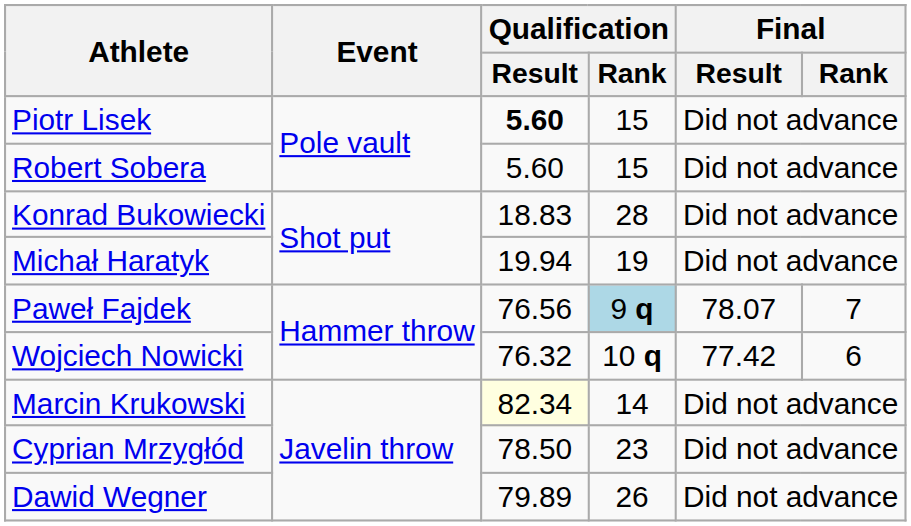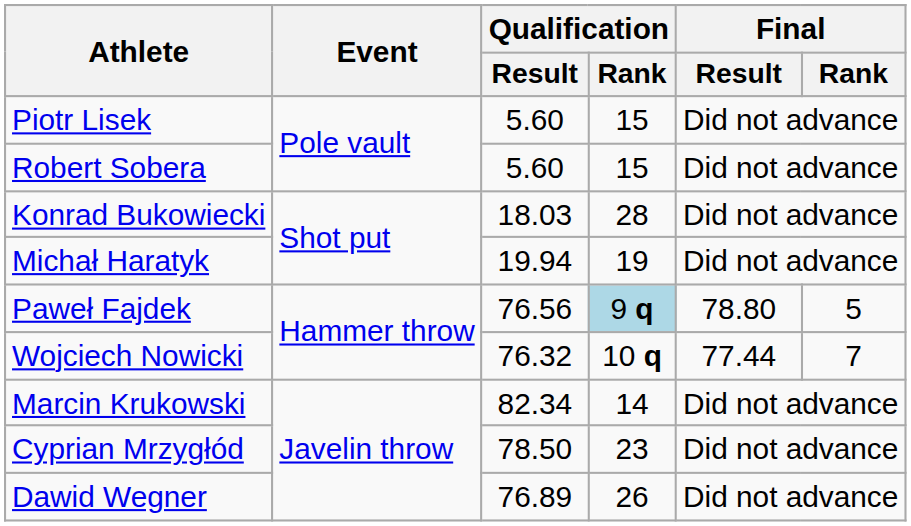(535, 121) bold -> (535, 121) normal
(535, 215) 18.83 -> (535, 215) 18.03
(739, 309) 78.07 -> (739, 309) 78.80
(853, 309) 7 -> (853, 309) 5
(739, 356) 77.42 -> (739, 356) 77.44
(853, 356) 6 -> (853, 356) 7
(535, 403) lightyellow background -> (535, 403) no background
(535, 497) 79.89 -> (535, 497) 76.89
